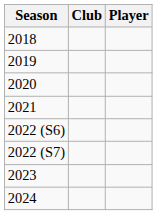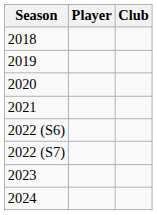columns swapped: (129, 15) <-> (87, 15)
